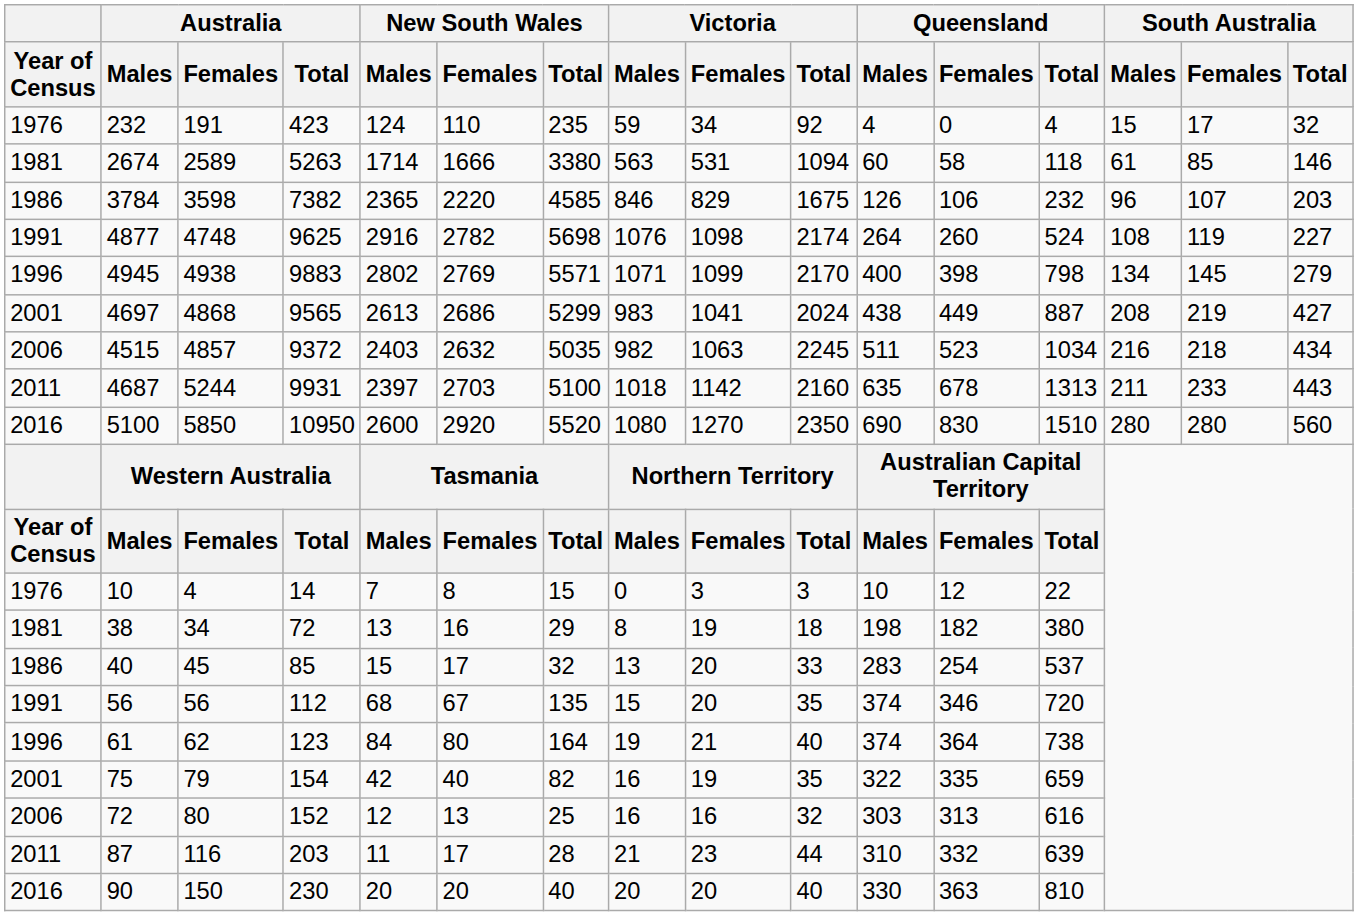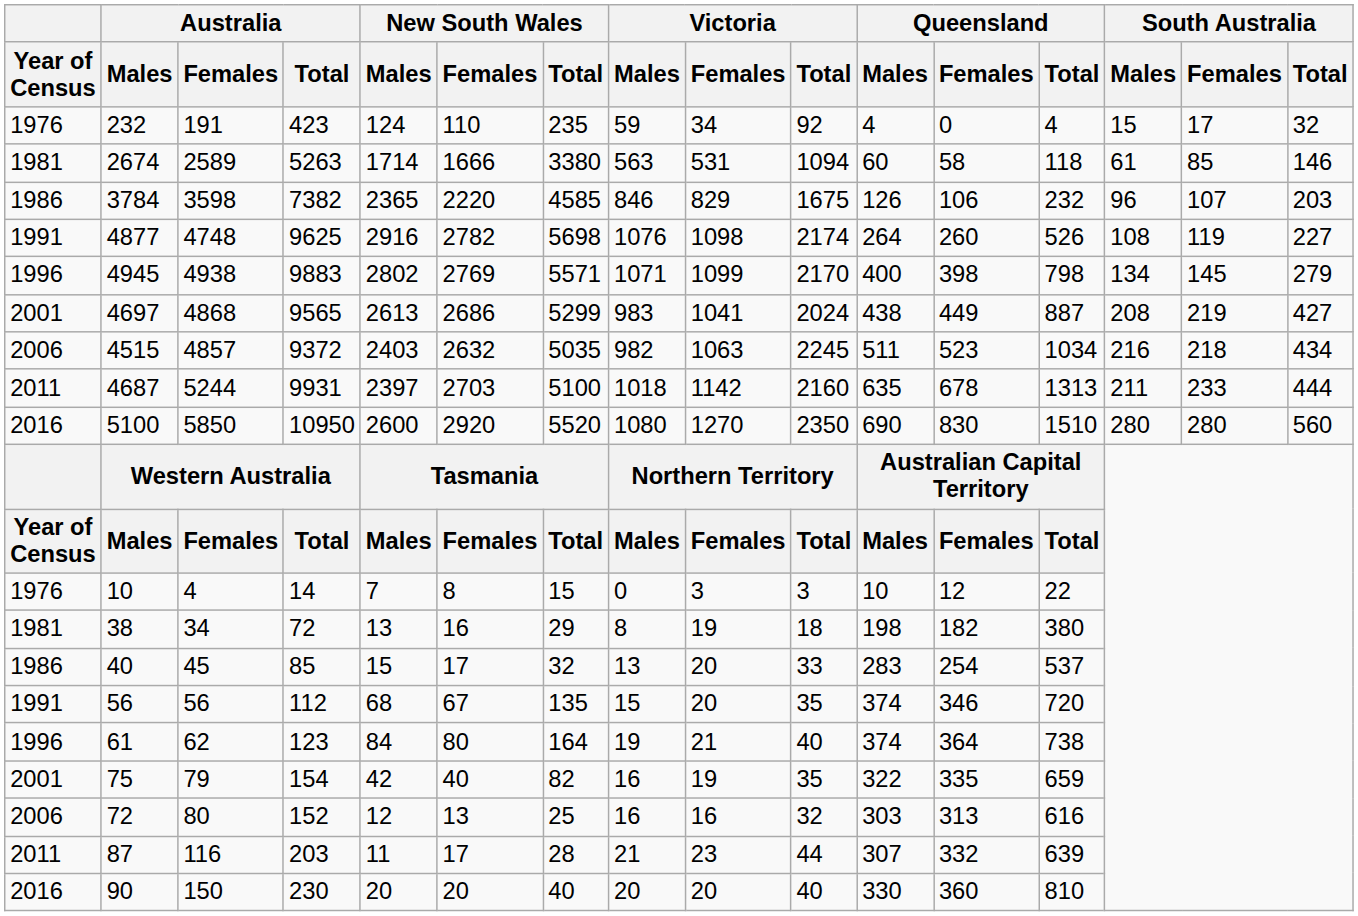(1064, 237) 524 -> (1064, 237) 526
(1313, 387) 443 -> (1313, 387) 444
(882, 854) 310 -> (882, 854) 307
(959, 891) 363 -> (959, 891) 360
